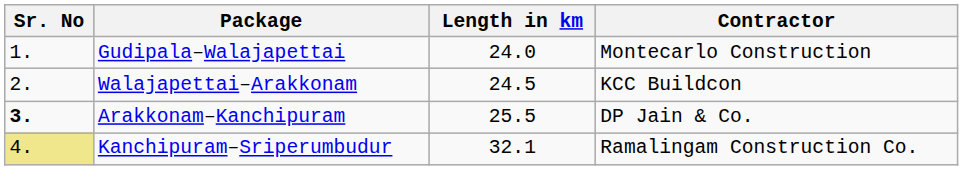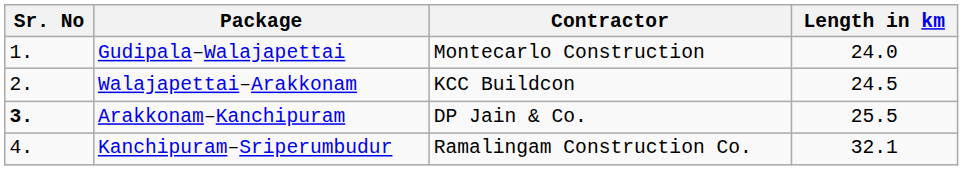columns swapped: (512, 21) <-> (777, 21)
(21, 149) khaki background -> (21, 149) no background
